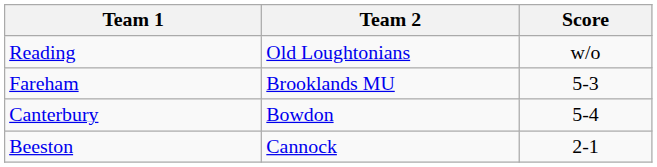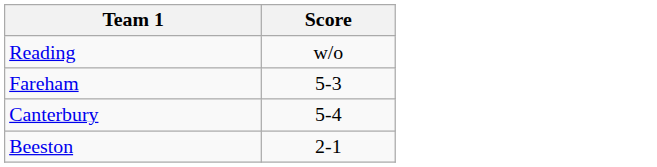- column: (390, 20)
